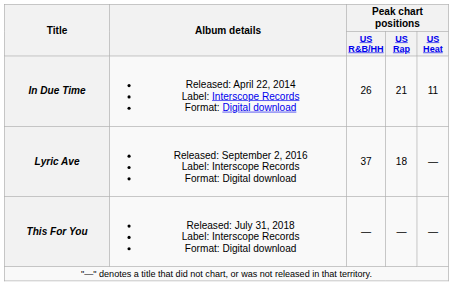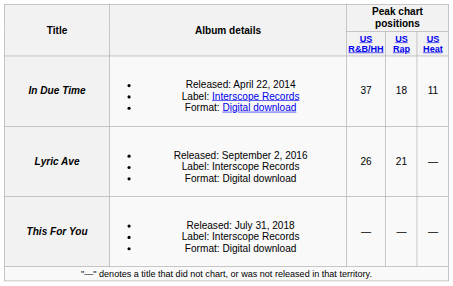(366, 91) 26 -> (366, 91) 37
(401, 91) 21 -> (401, 91) 18
(366, 161) 37 -> (366, 161) 26
(401, 161) 18 -> (401, 161) 21
